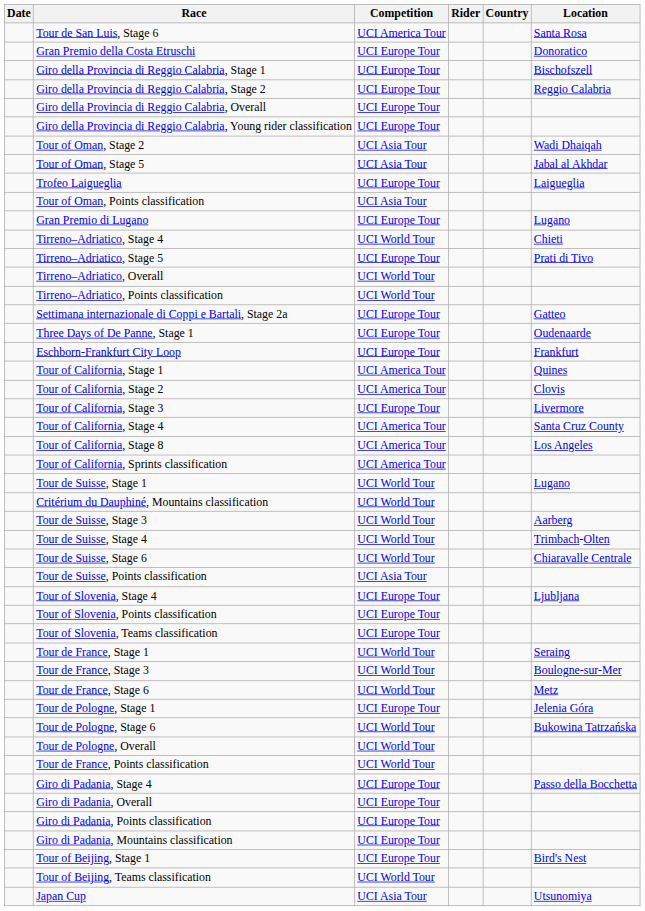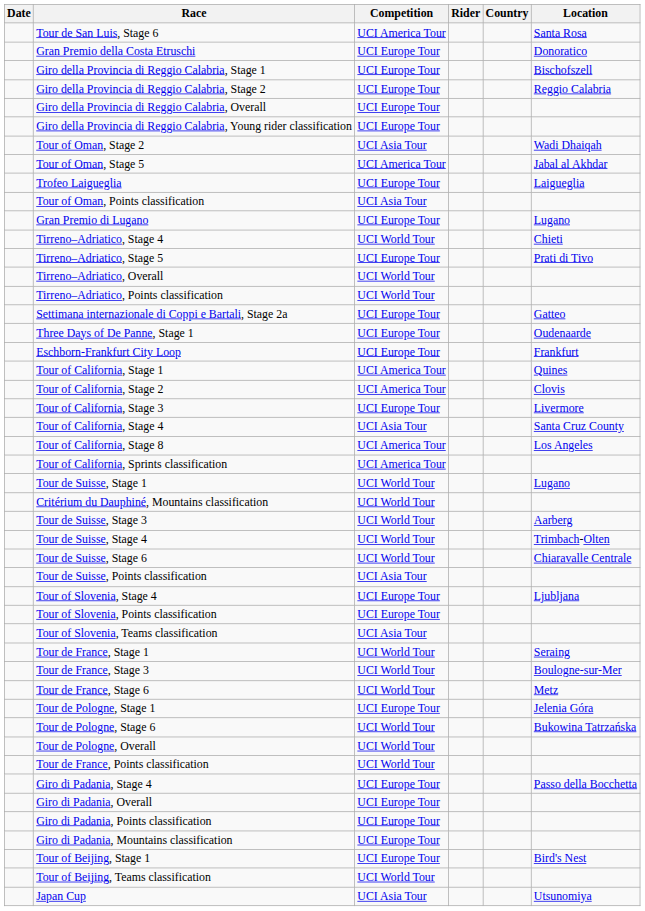(392, 164) UCI Asia Tour -> (402, 164) UCI America Tour
(402, 426) UCI America Tour -> (392, 426) UCI Asia Tour
(399, 633) UCI Europe Tour -> (392, 633) UCI Asia Tour
